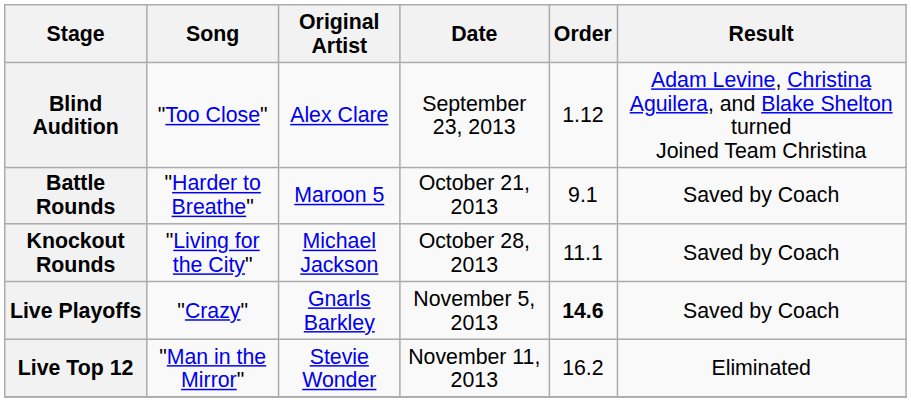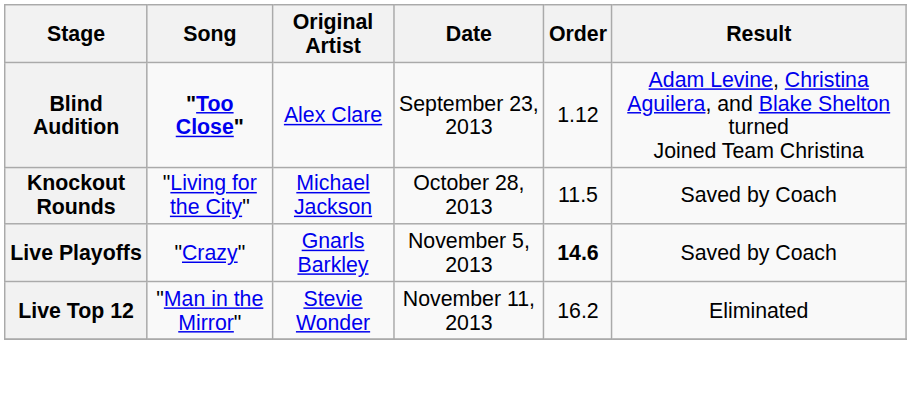(213, 115) normal -> (210, 115) bold
- row: (76, 196)
(583, 253) 11.1 -> (578, 196) 11.5
